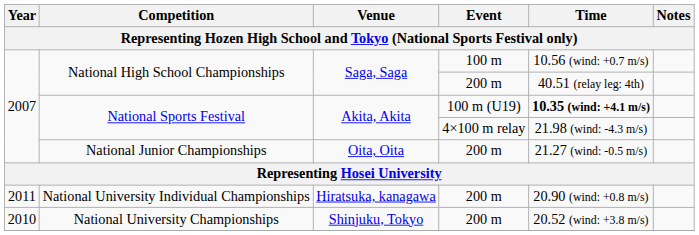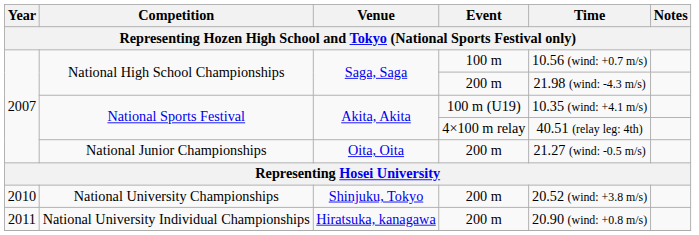(591, 83) 40.51 (relay leg: 4th) -> (590, 83) 21.98 (wind: -4.3 m/s)
(591, 106) bold -> (590, 106) normal
(591, 128) 21.98 (wind: -4.3 m/s) -> (590, 128) 40.51 (relay leg: 4th)
rows swapped: (176, 219) <-> (176, 196)
